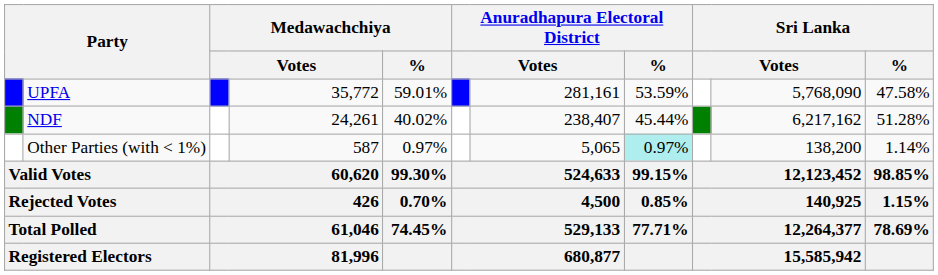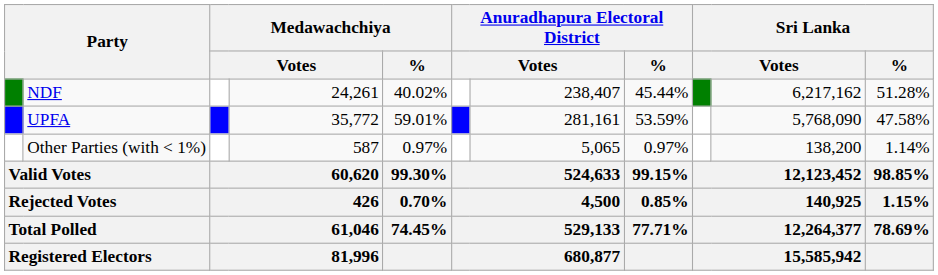rows swapped: (49, 92) <-> (45, 119)
(666, 147) paleturquoise background -> (666, 147) no background
